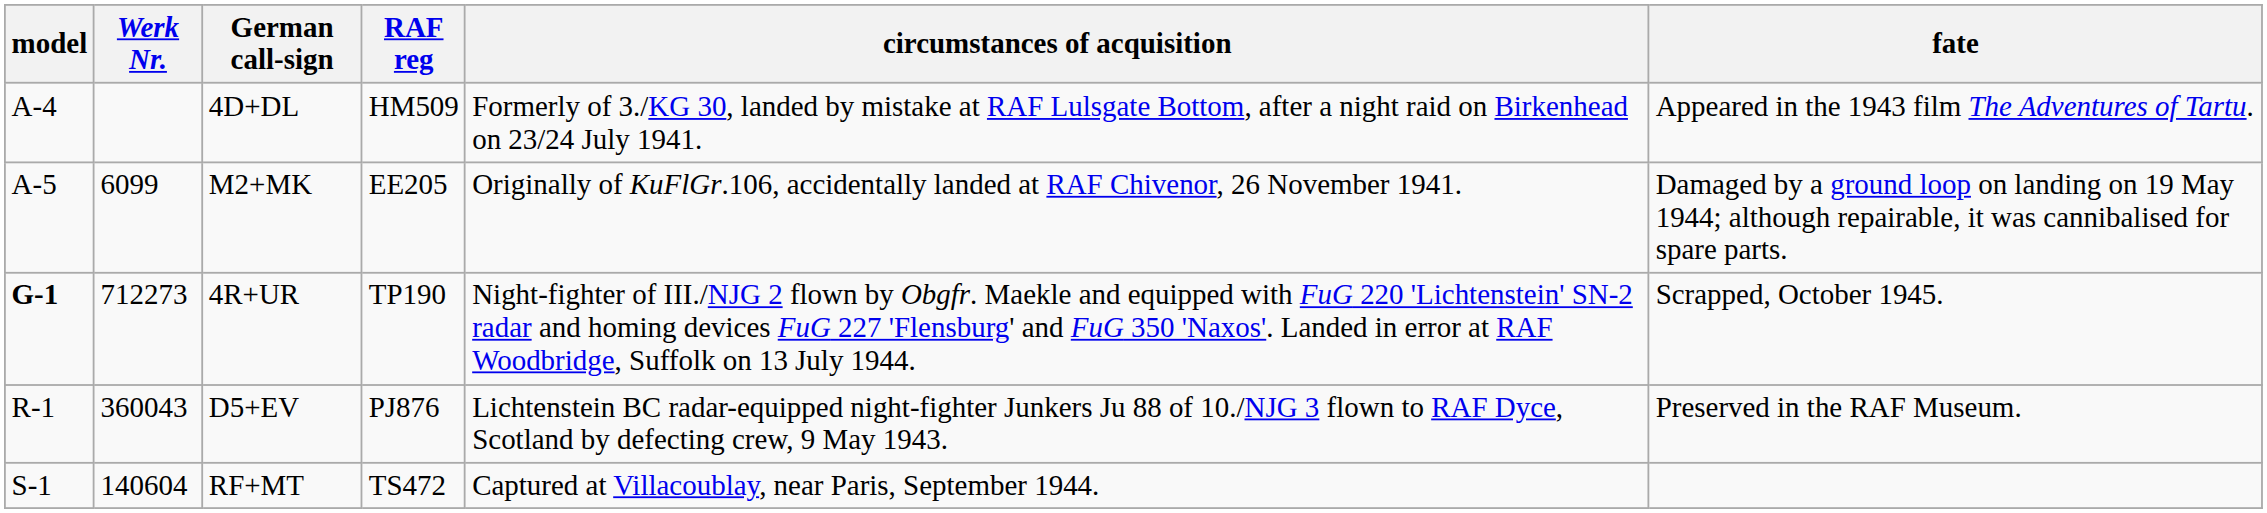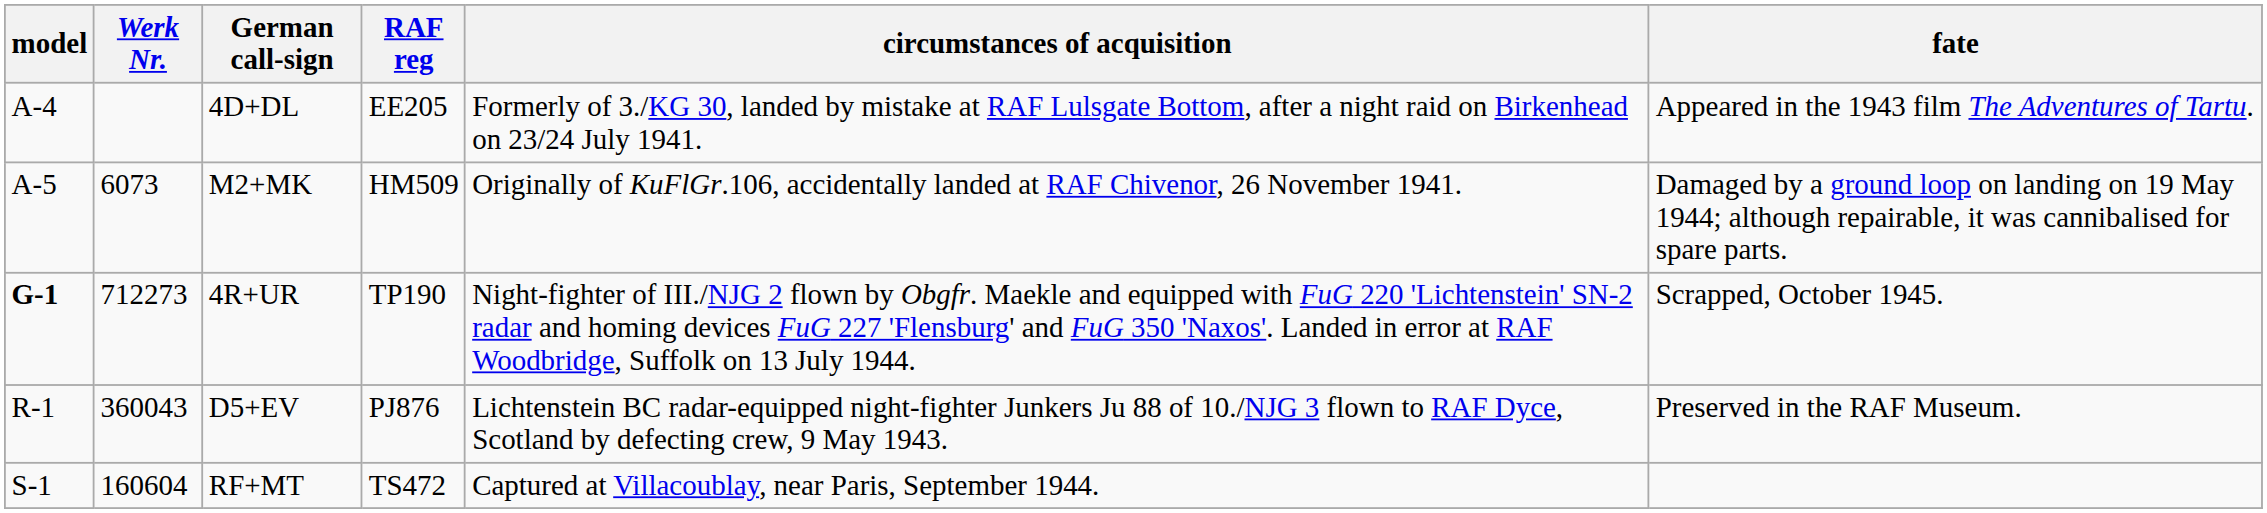(414, 105) HM509 -> (408, 105) EE205
(130, 184) 6099 -> (130, 184) 6073
(408, 184) EE205 -> (414, 184) HM509
(144, 485) 140604 -> (144, 485) 160604
